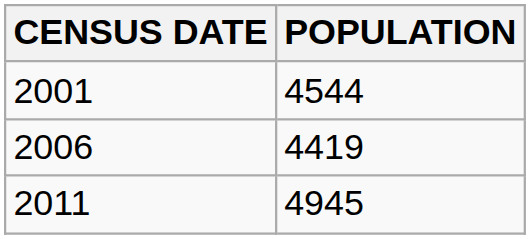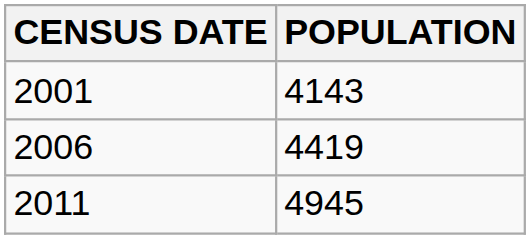(324, 89) 4544 -> (324, 89) 4143
